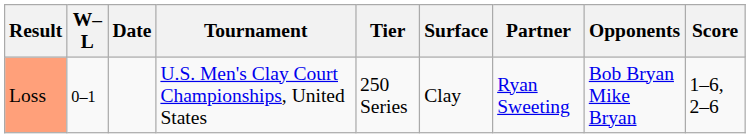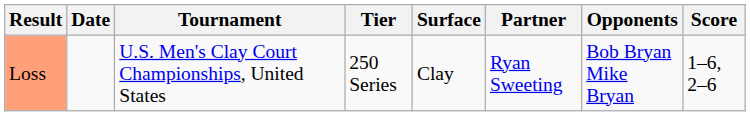- column: (87, 30)
